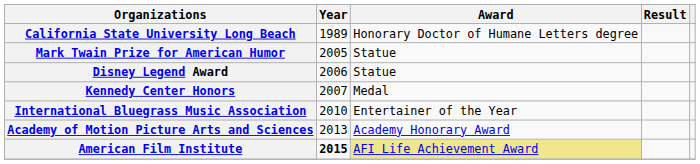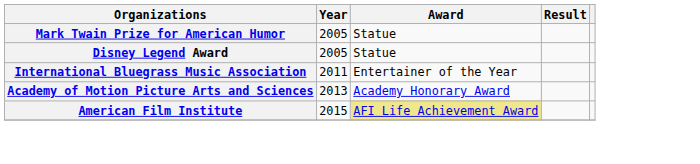- row: (160, 33)
(333, 72) 2006 -> (333, 53) 2005
- row: (160, 91)
(333, 110) 2010 -> (333, 72) 2011
(333, 149) bold -> (333, 110) normal
